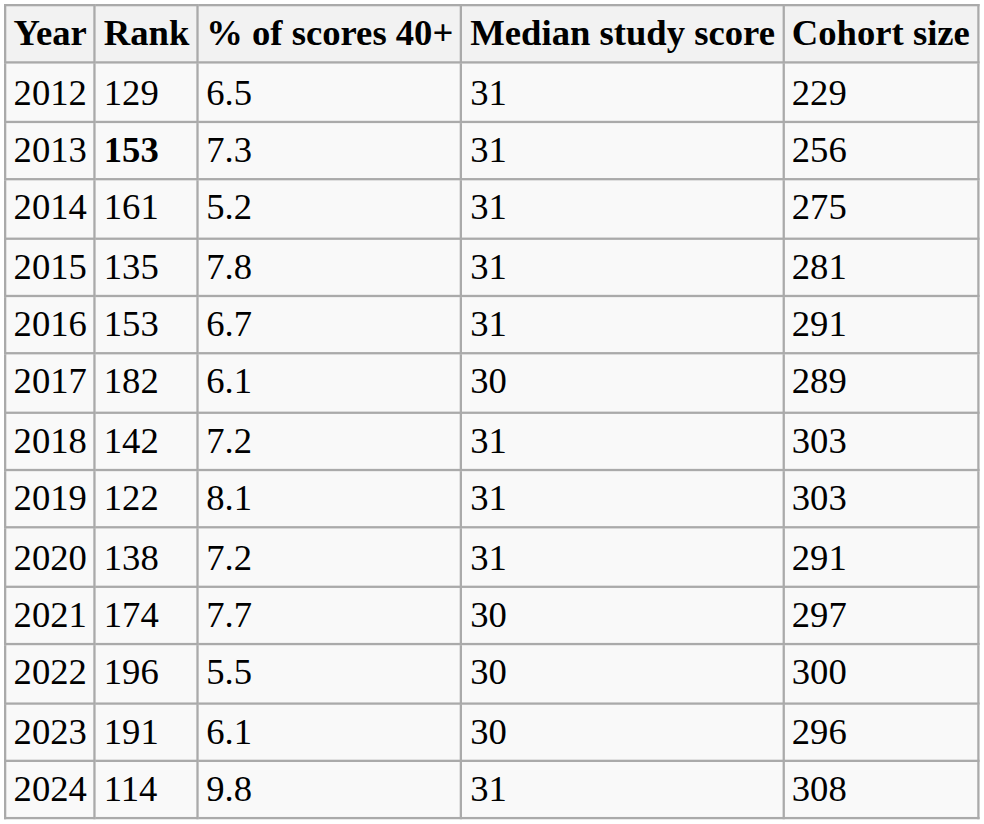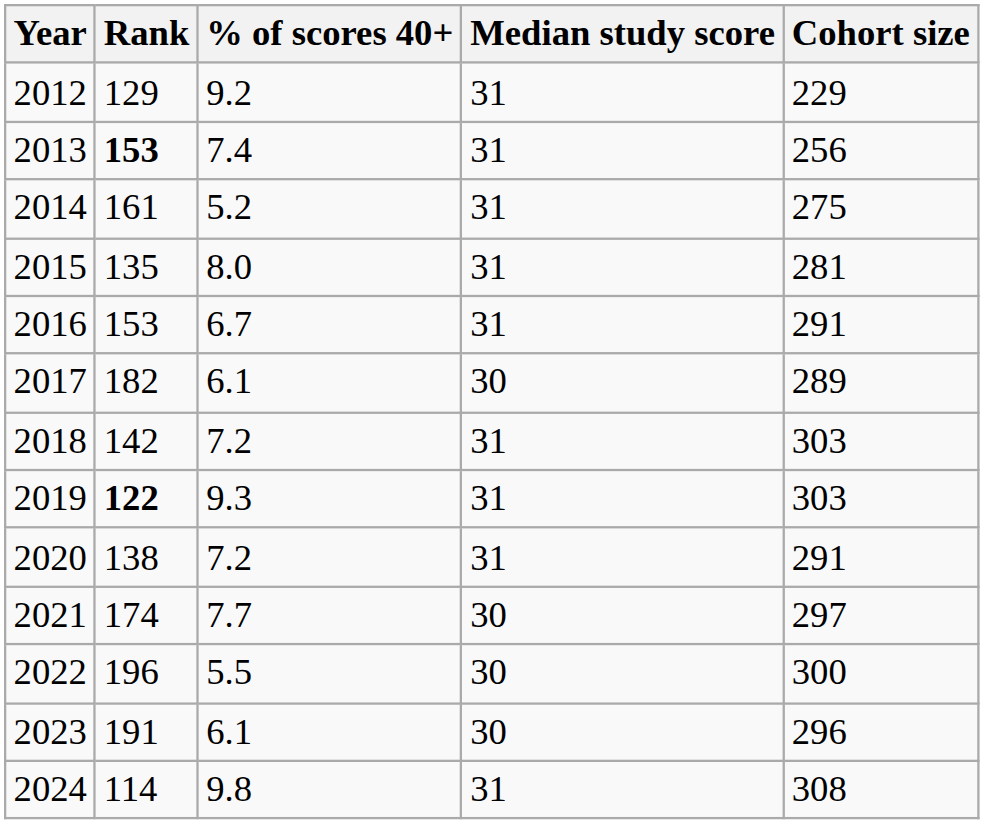(229, 91) 6.5 -> (229, 91) 9.2
(229, 149) 7.3 -> (229, 149) 7.4
(229, 265) 7.8 -> (229, 265) 8.0
(131, 498) normal -> (131, 498) bold
(229, 498) 8.1 -> (229, 498) 9.3
